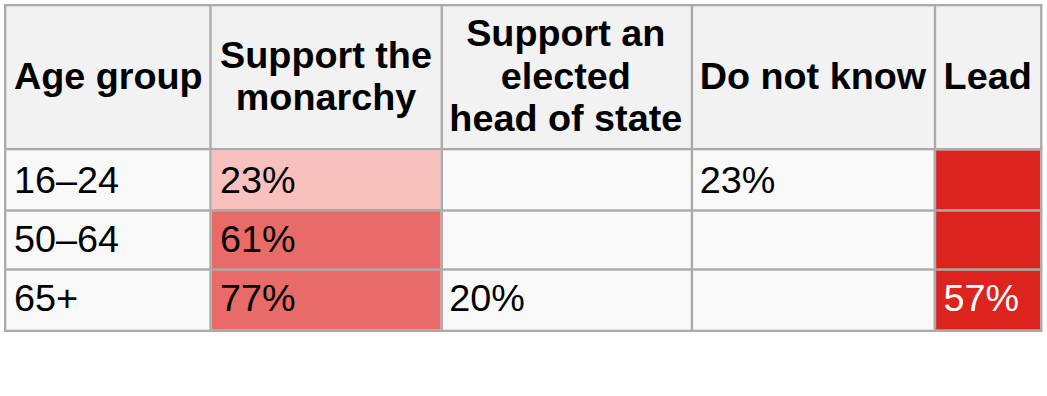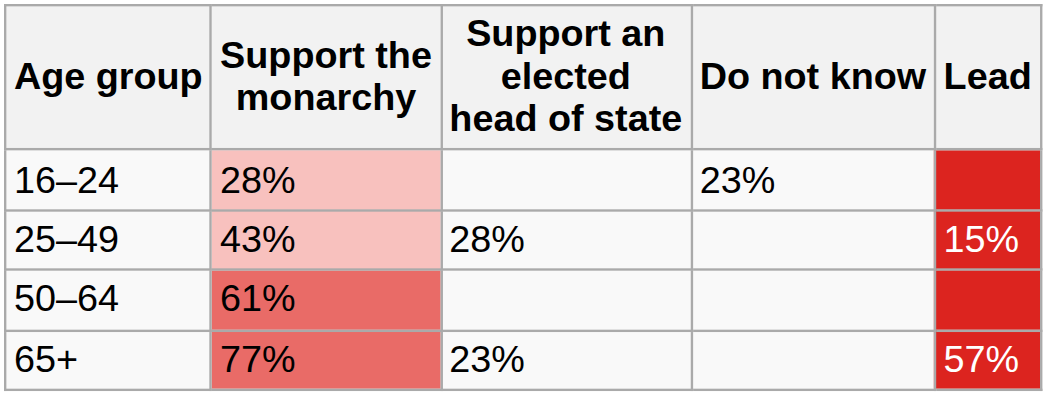(258, 179) 23% -> (258, 179) 28%
+ row: (66, 239)
(487, 299) 20% -> (487, 358) 23%
